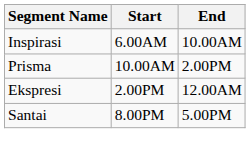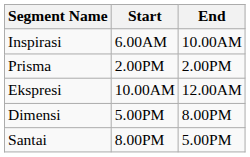(145, 66) 10.00AM -> (140, 66) 2.00PM
(140, 90) 2.00PM -> (145, 90) 10.00AM
+ row: (34, 115)
